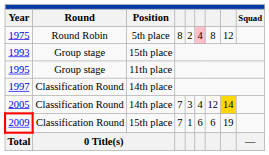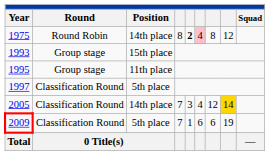(151, 35) 5th place -> (151, 35) 14th place
(190, 35) normal -> (190, 35) bold
(151, 87) 14th place -> (151, 87) 5th place
(151, 123) 15th place -> (151, 123) 5th place
